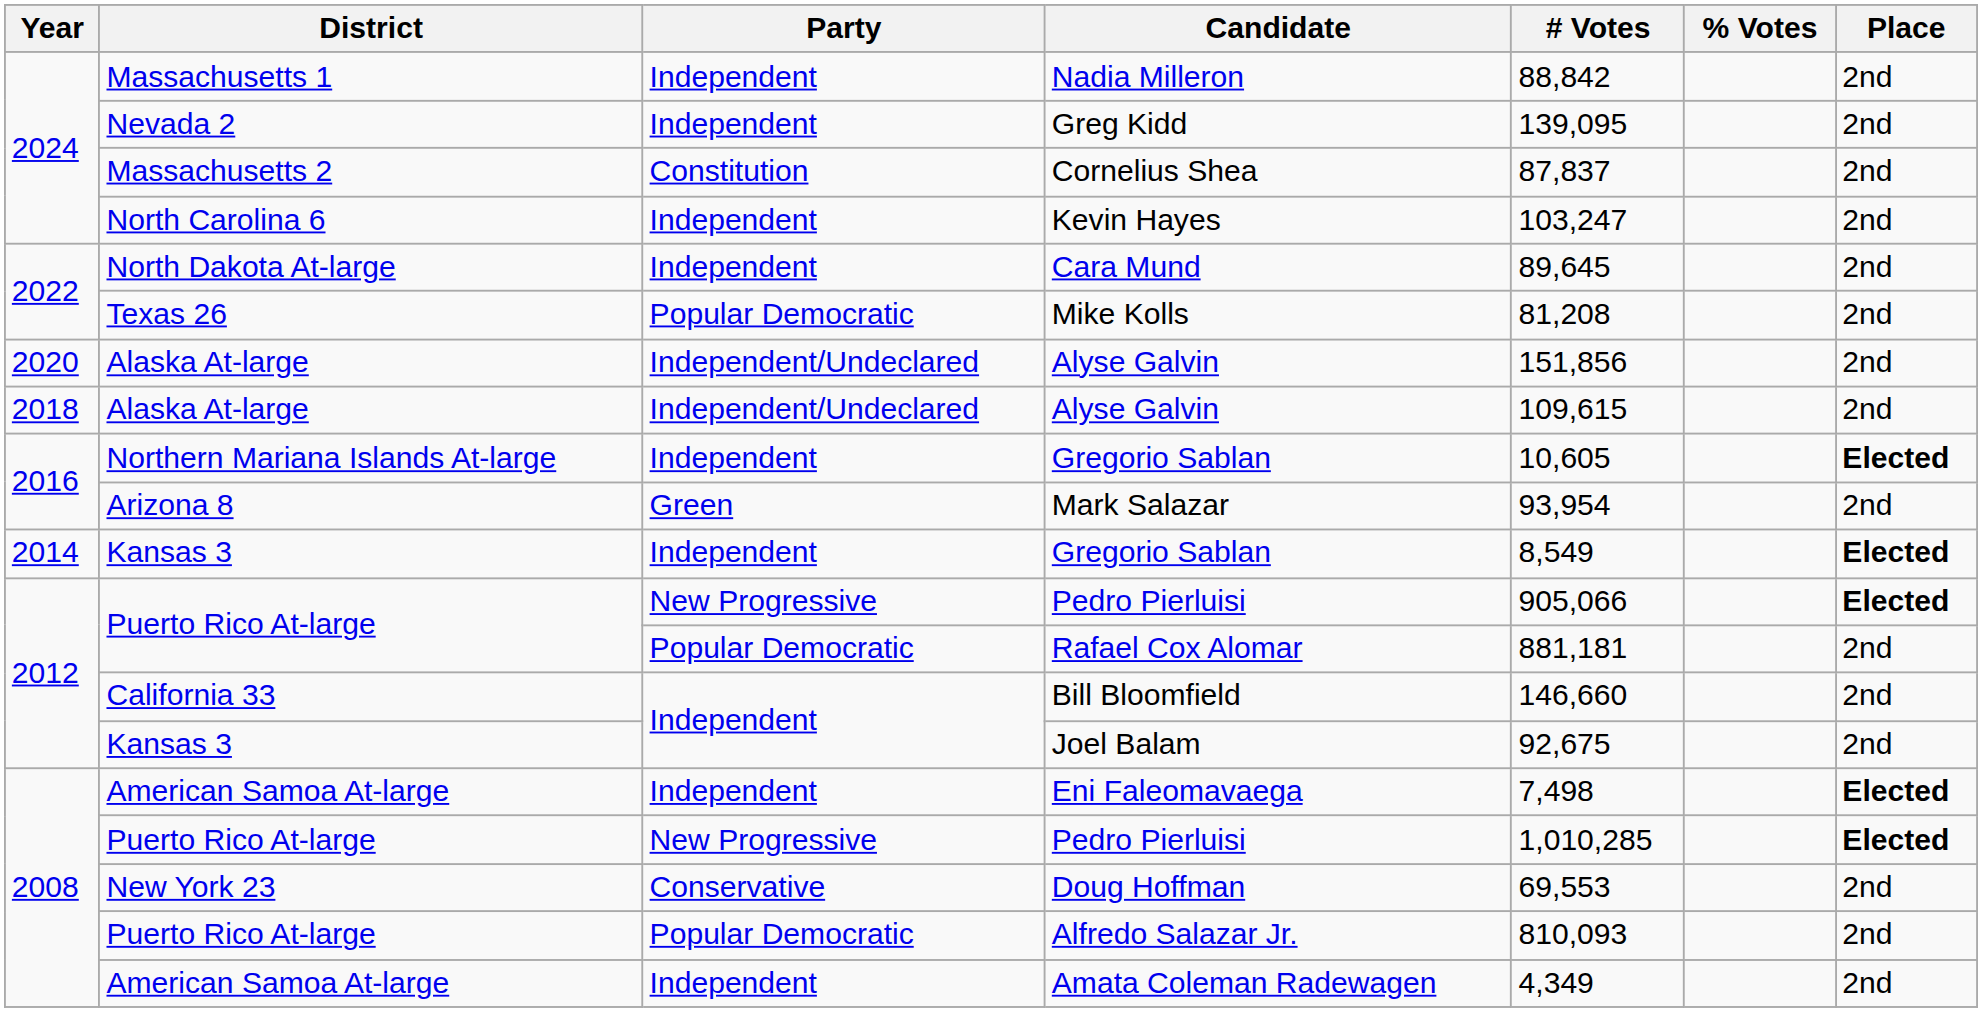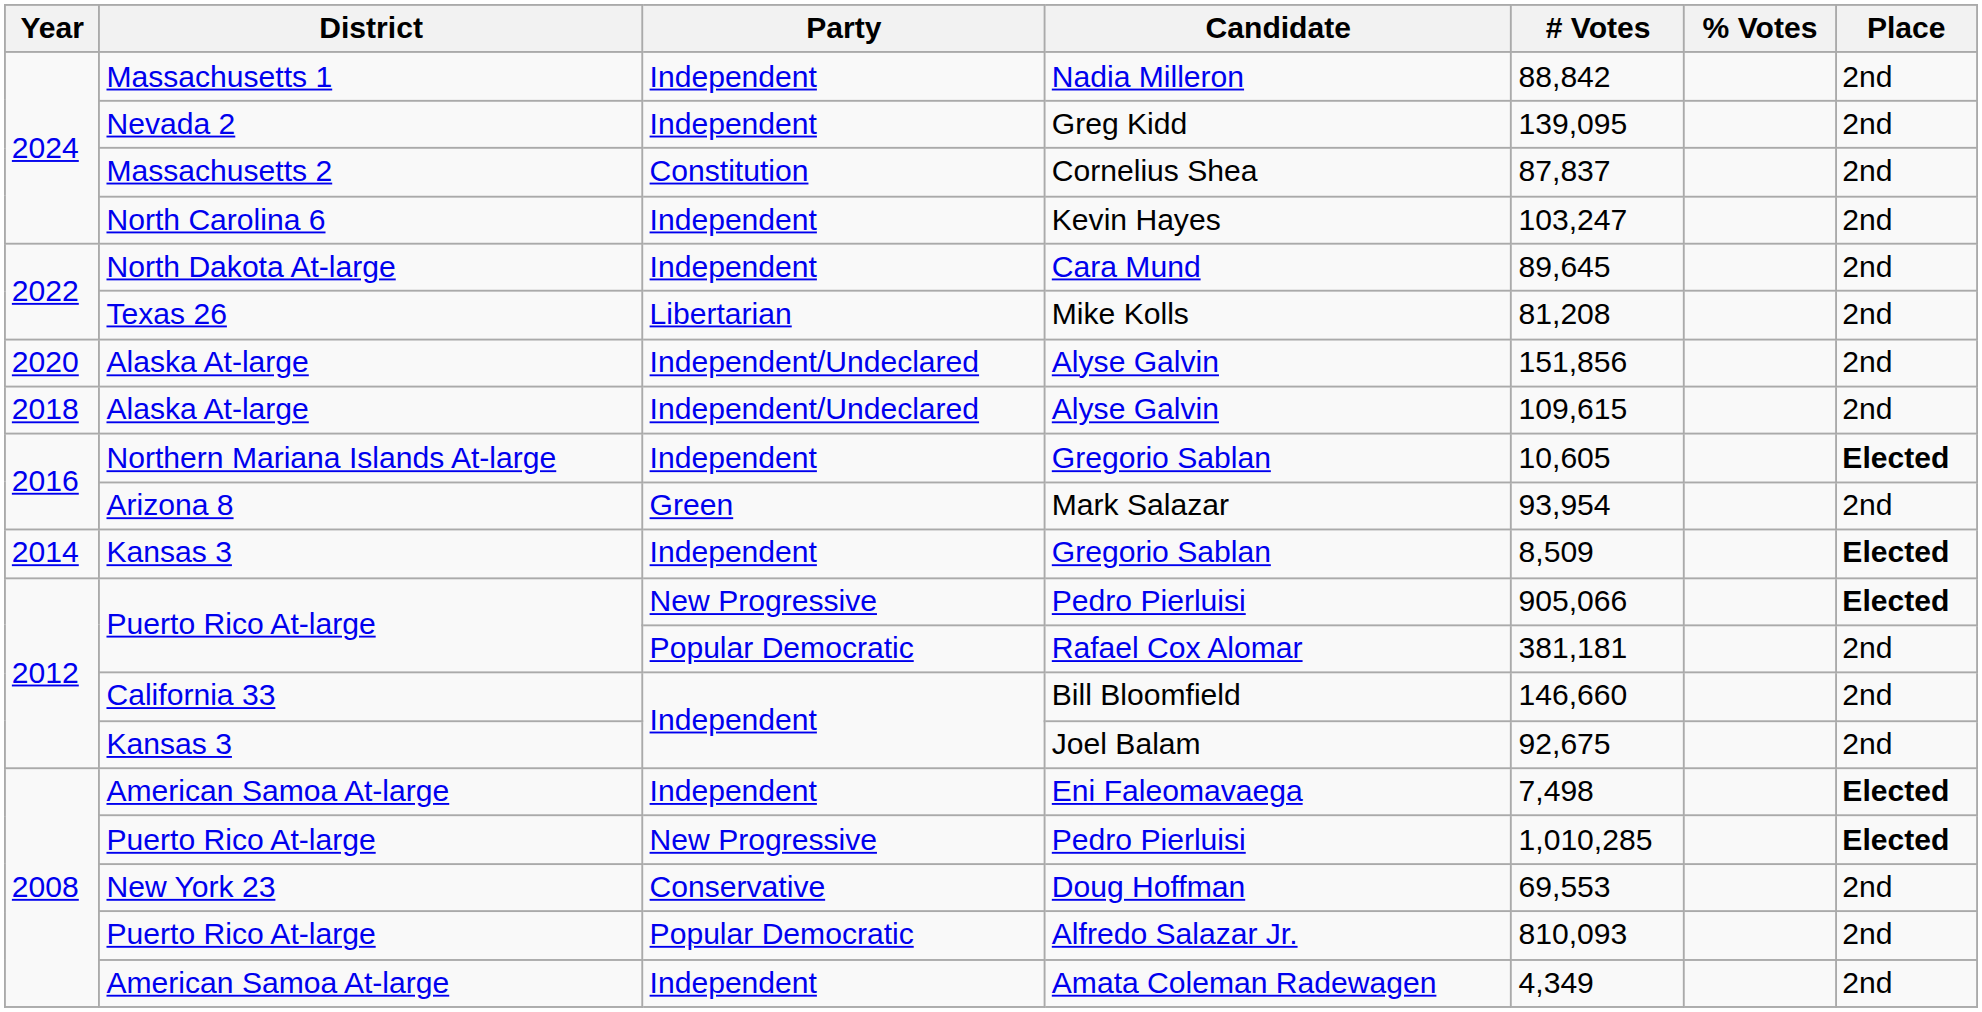(782, 314) Popular Democratic -> (721, 314) Libertarian
(1556, 553) 8,549 -> (1556, 553) 8,509
(1573, 648) 881,181 -> (1573, 648) 381,181
